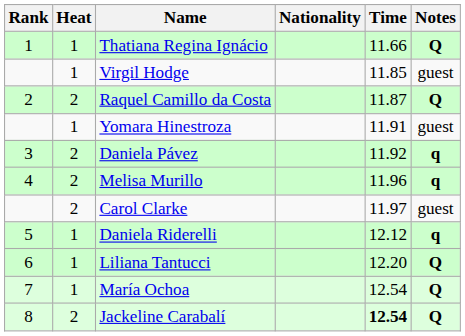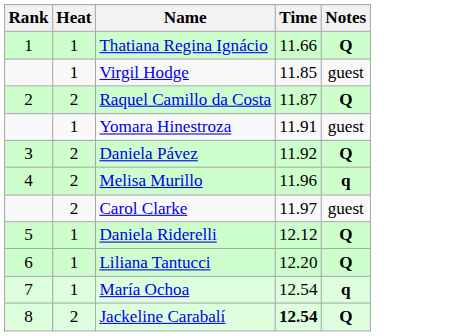- column: (320, 18)
(436, 153) q -> (346, 153) Q
(436, 235) q -> (346, 235) Q
(436, 289) Q -> (346, 289) q
